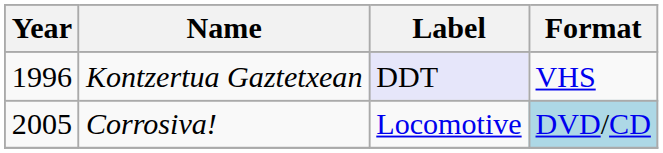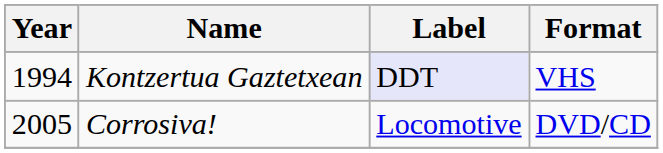(42, 76) 1996 -> (42, 76) 1994
(593, 123) lightblue background -> (593, 123) no background
